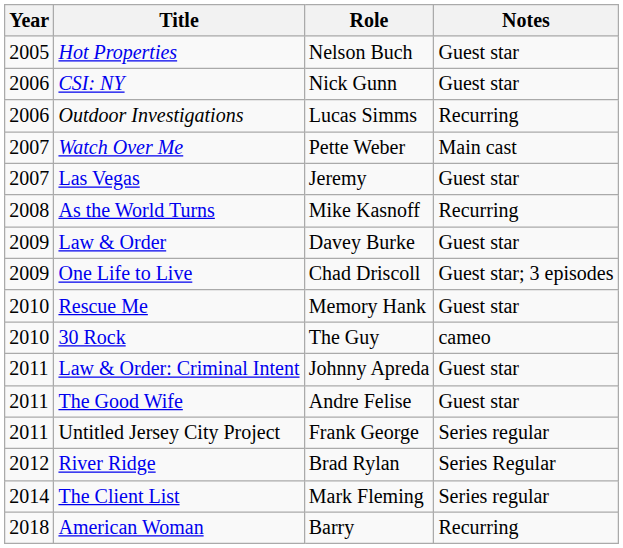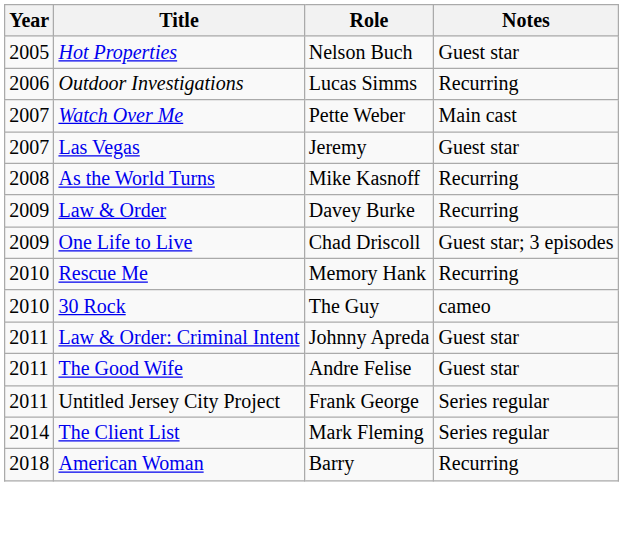- row: (92, 83)
(479, 242) Guest star -> (478, 210) Recurring
(479, 305) Guest star -> (478, 274) Recurring
- row: (107, 464)
